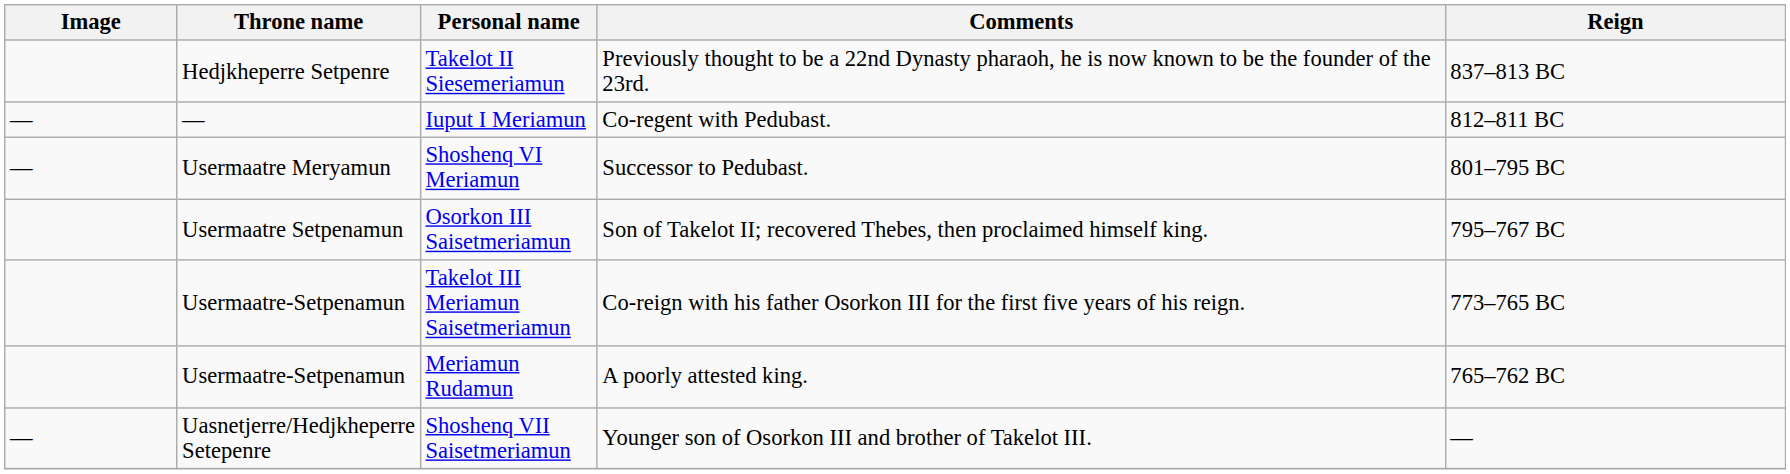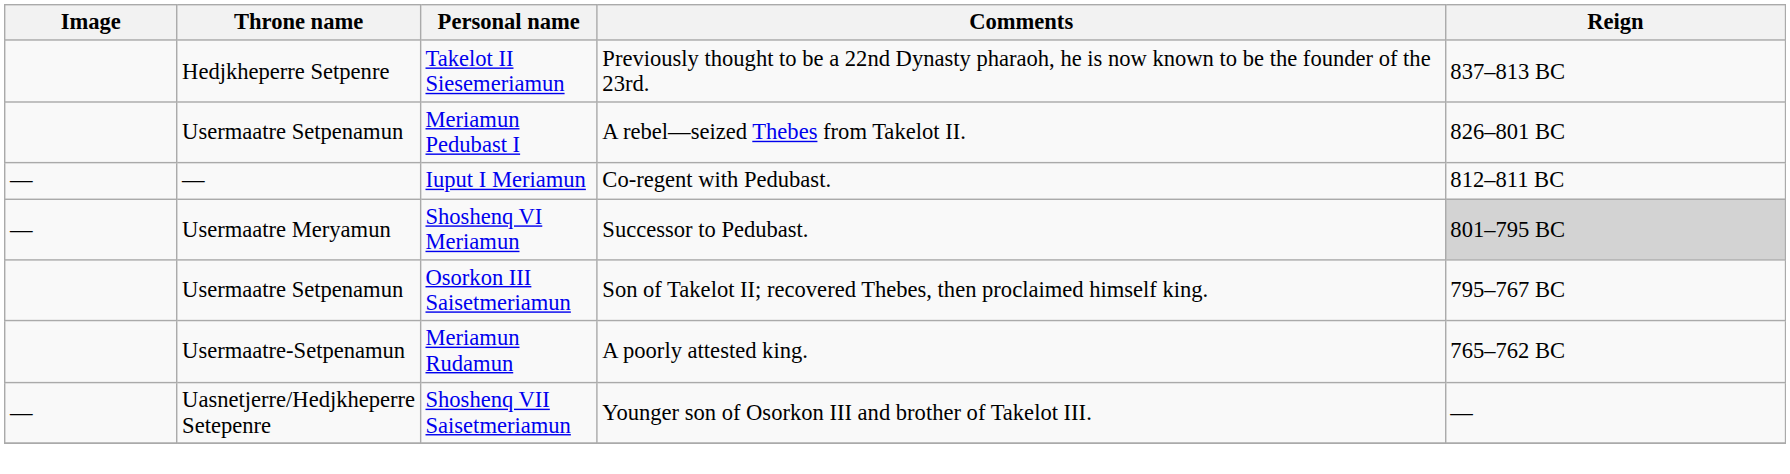+ row: (473, 132)
(1508, 167) no background -> (1508, 228) lightgrey background
- row: (498, 302)
